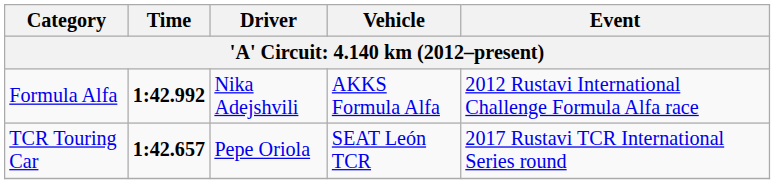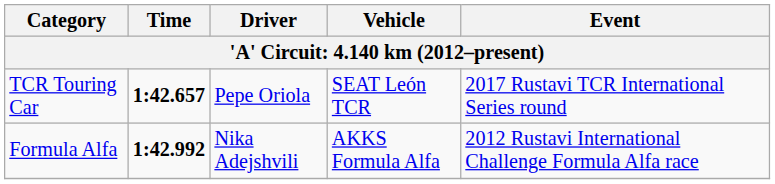rows swapped: (63, 150) <-> (63, 95)
